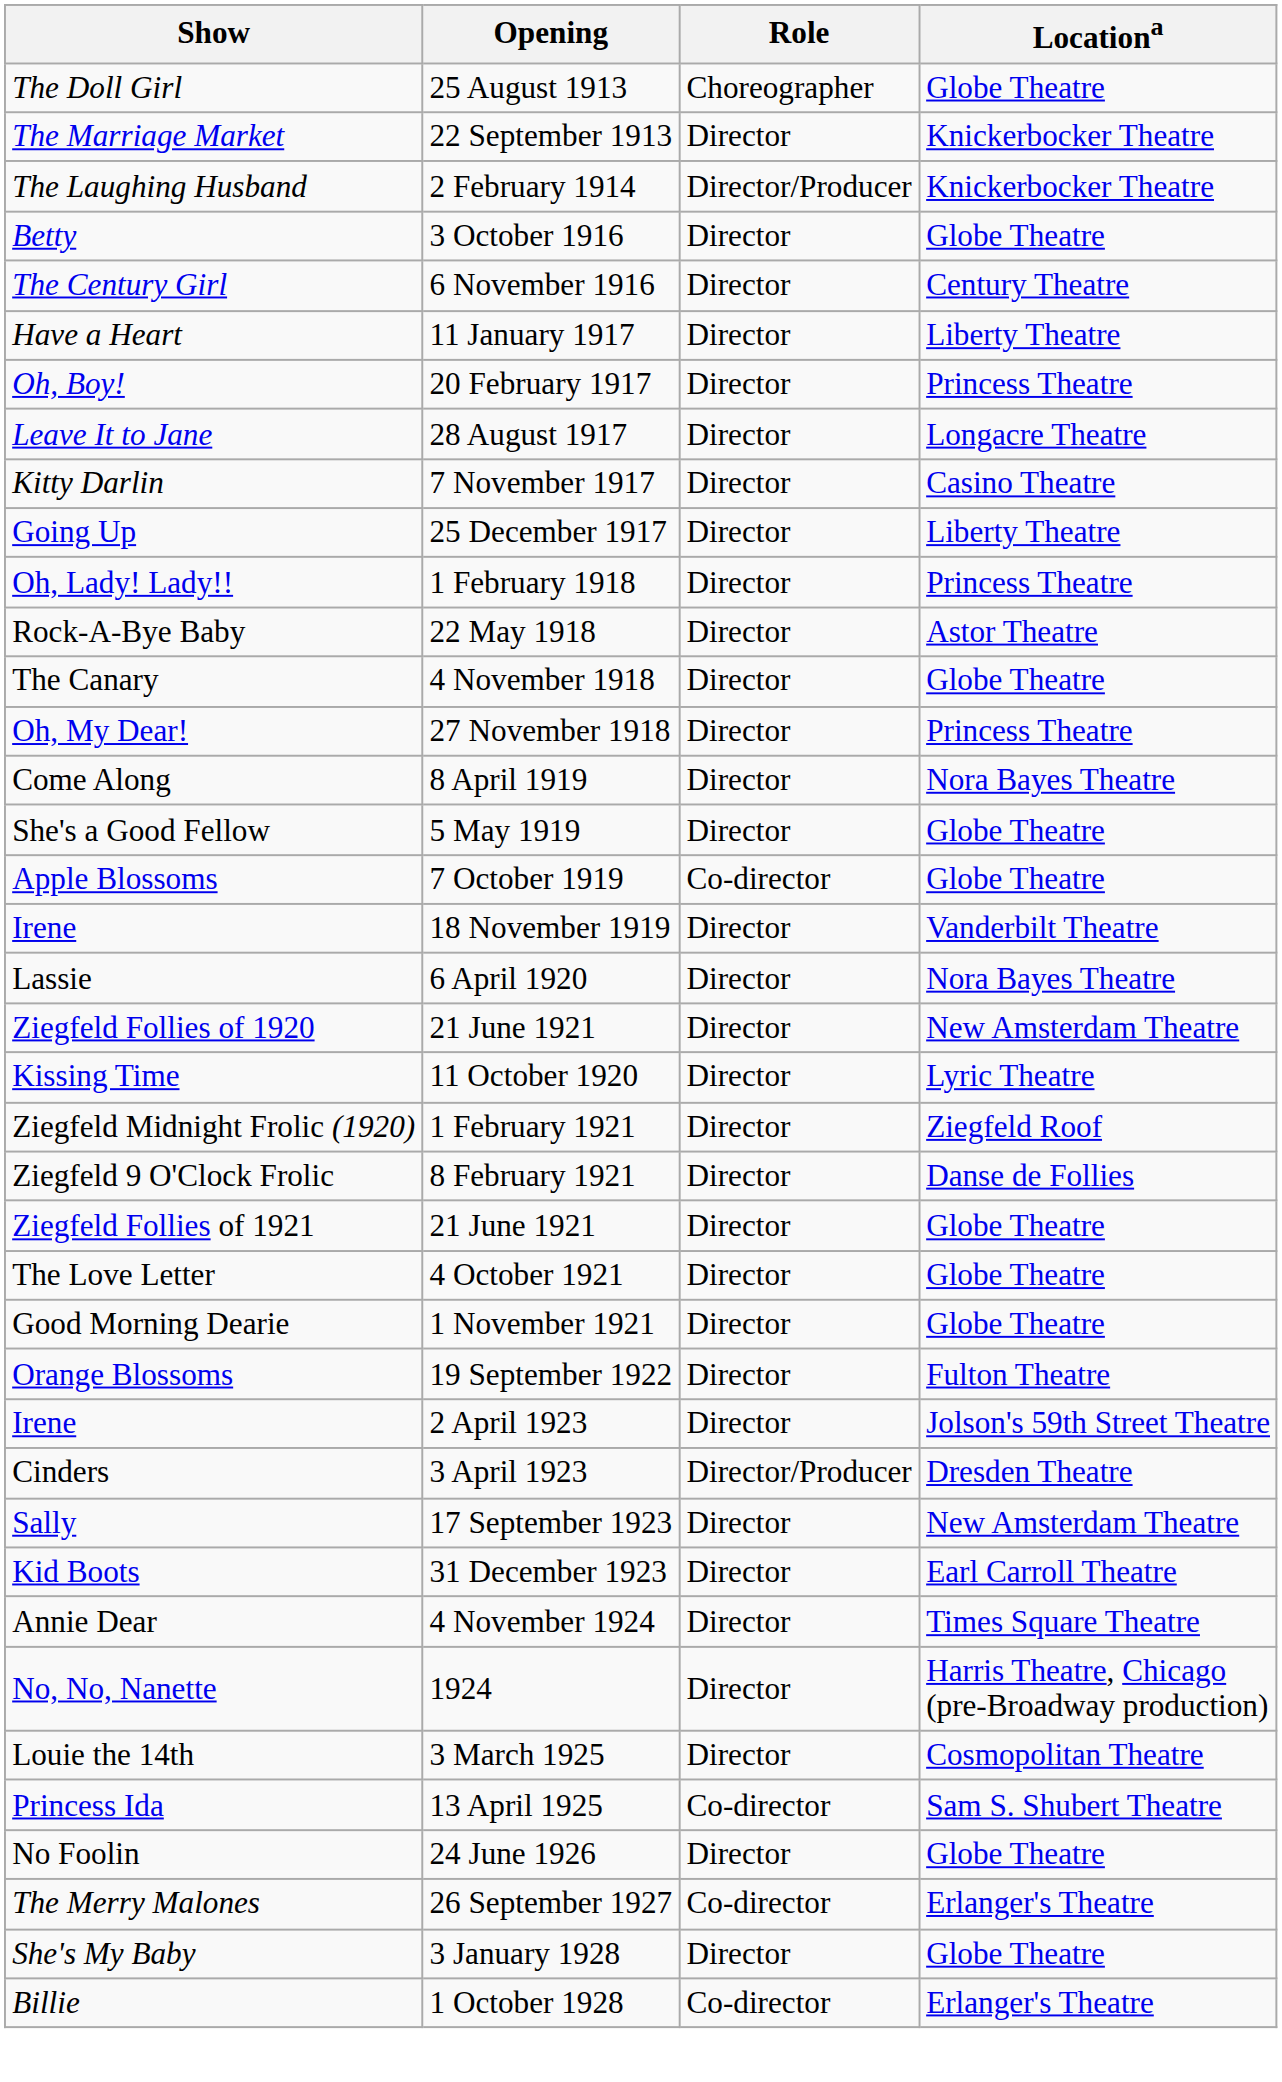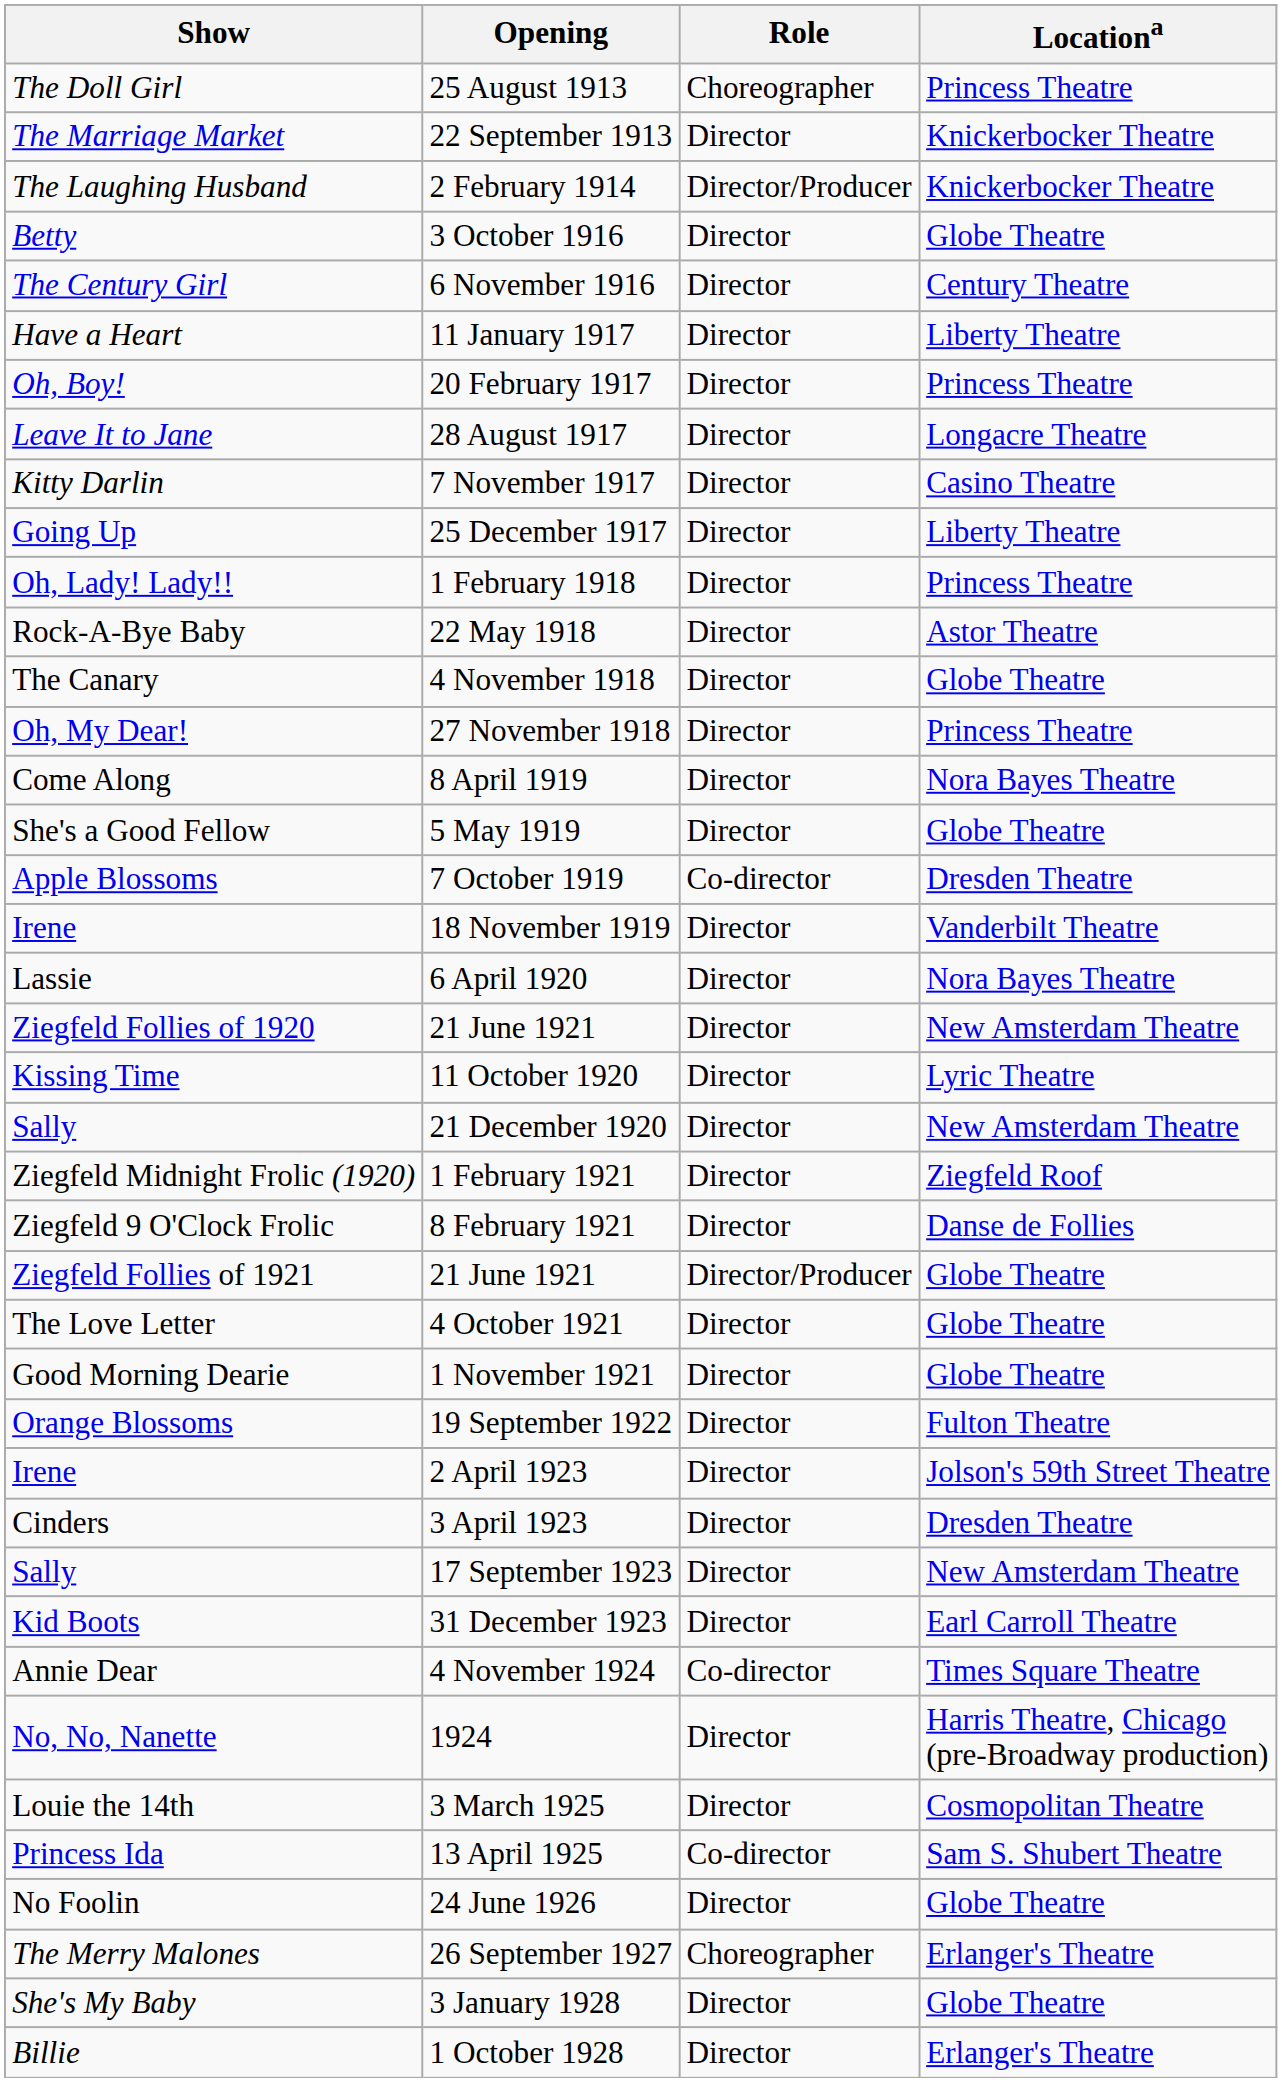(1016, 87) Globe Theatre -> (1029, 87) Princess Theatre
(1016, 878) Globe Theatre -> (1029, 878) Dresden Theatre
+ row: (44, 1126)
(738, 1225) Director -> (799, 1274) Director/Producer
(799, 1472) Director/Producer -> (738, 1522) Director
(738, 1621) Director -> (758, 1670) Co-director
(758, 1903) Co-director -> (780, 1953) Choreographer
(758, 2002) Co-director -> (738, 2052) Director
